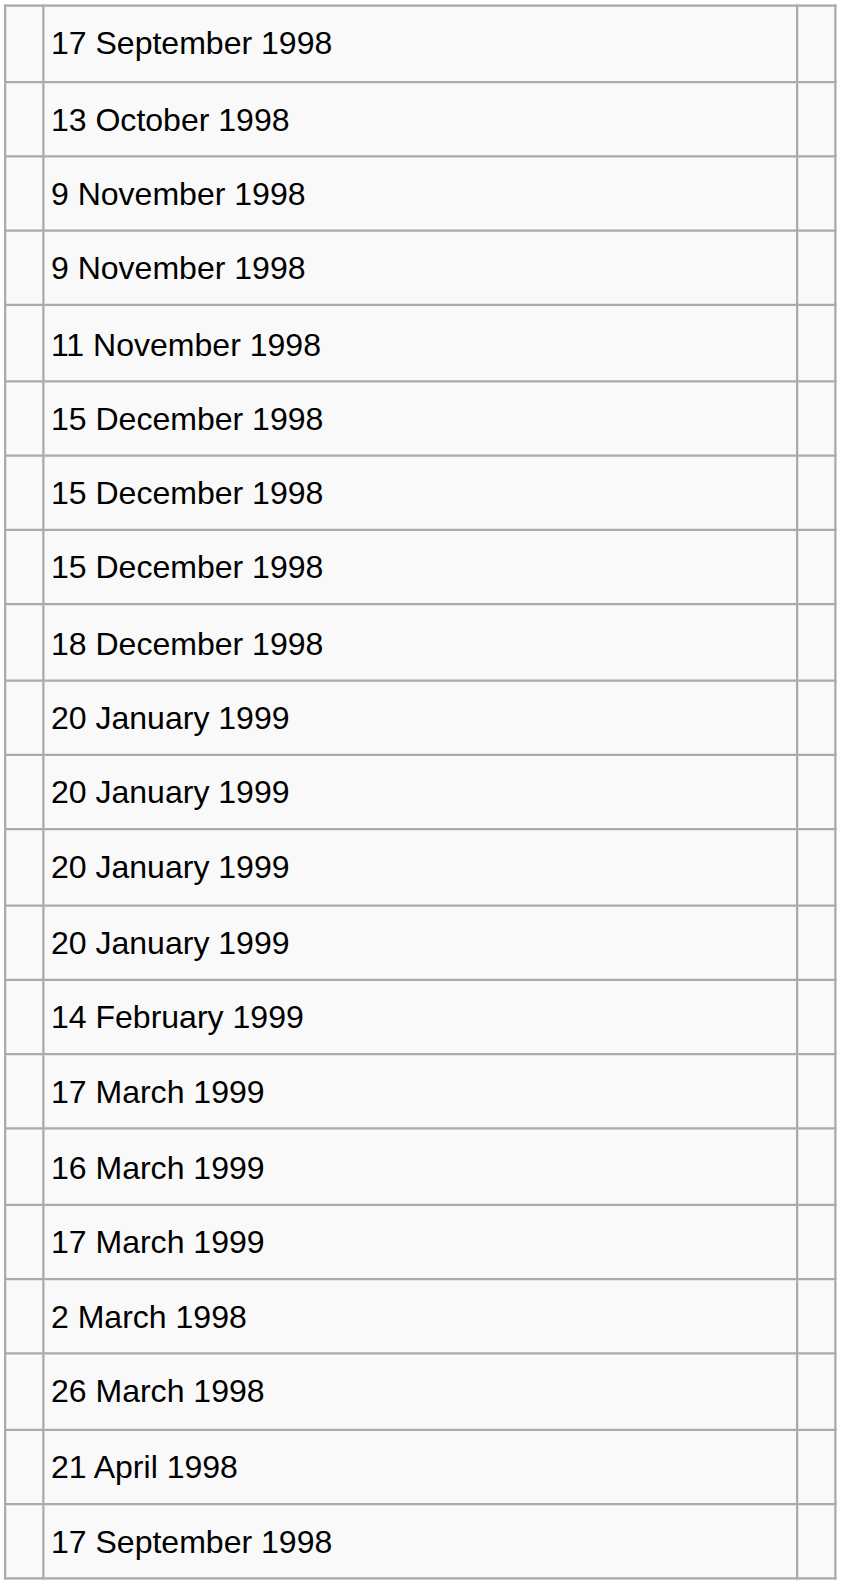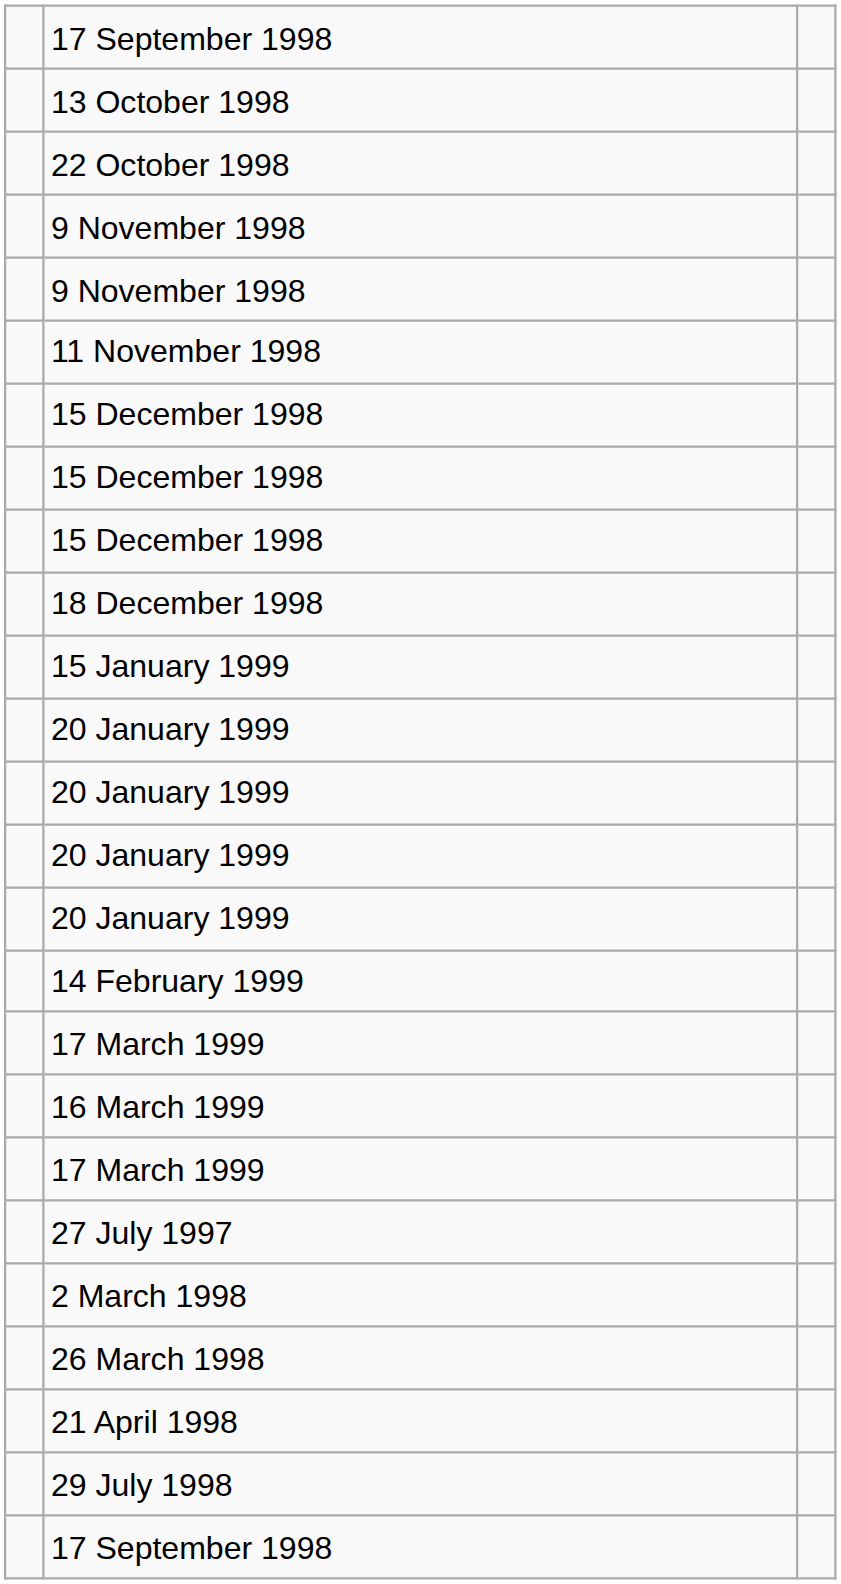+ row: (24, 163)
+ row: (24, 667)
+ row: (24, 1233)
+ row: (24, 1484)
